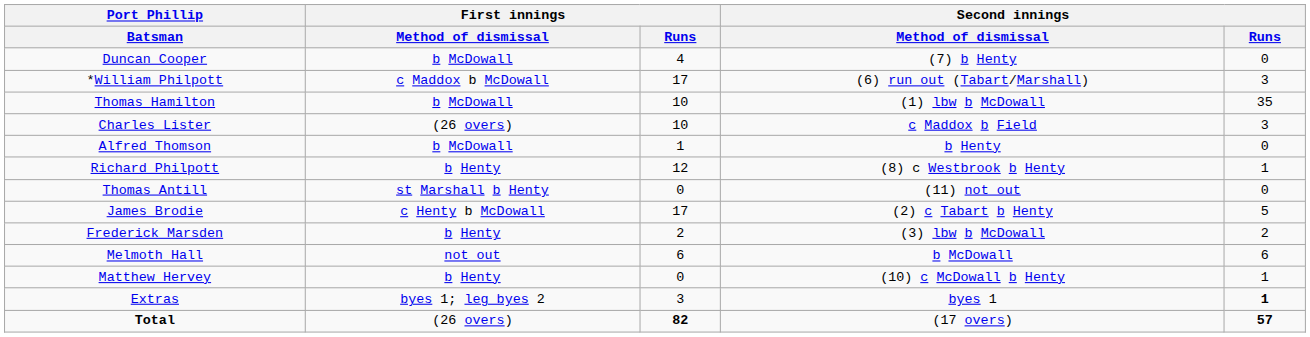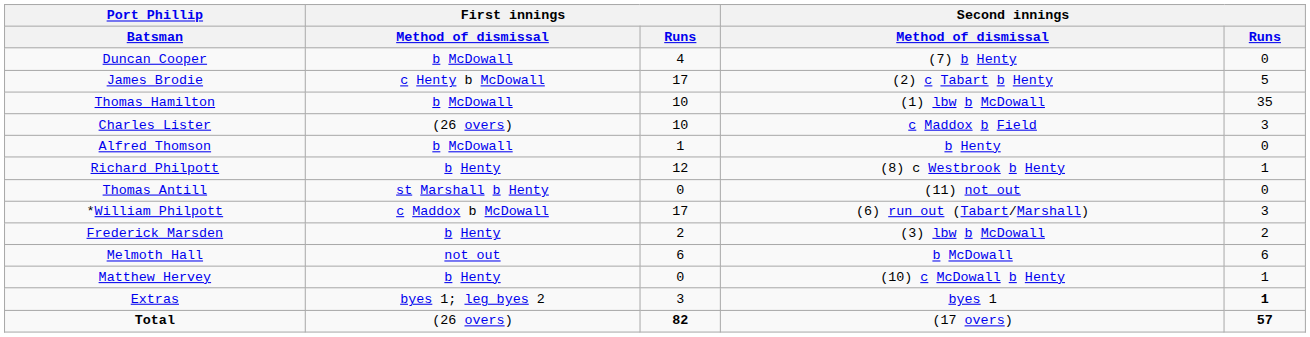rows swapped: (155, 81) <-> (155, 212)
